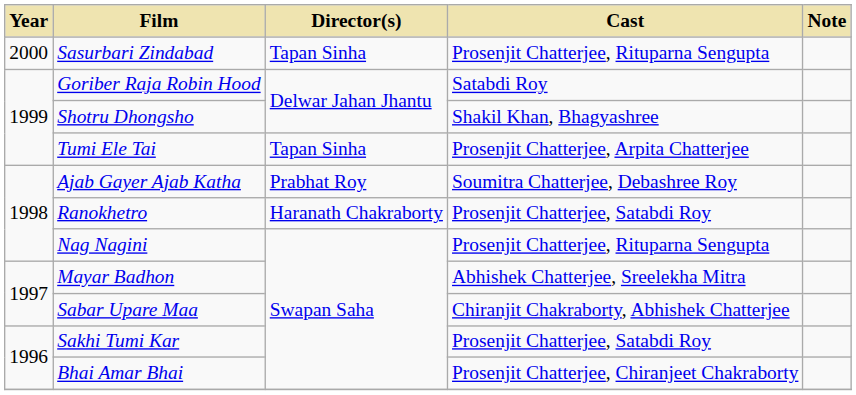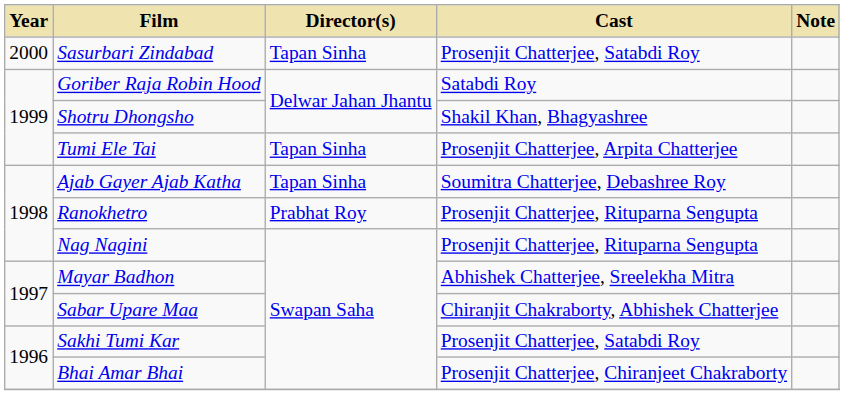(611, 52) Prosenjit Chatterjee, Rituparna Sengupta -> (570, 52) Prosenjit Chatterjee, Satabdi Roy
(318, 181) Prabhat Roy -> (318, 181) Tapan Sinha
(356, 213) Haranath Chakraborty -> (318, 213) Prabhat Roy
(582, 213) Prosenjit Chatterjee, Satabdi Roy -> (599, 213) Prosenjit Chatterjee, Rituparna Sengupta
